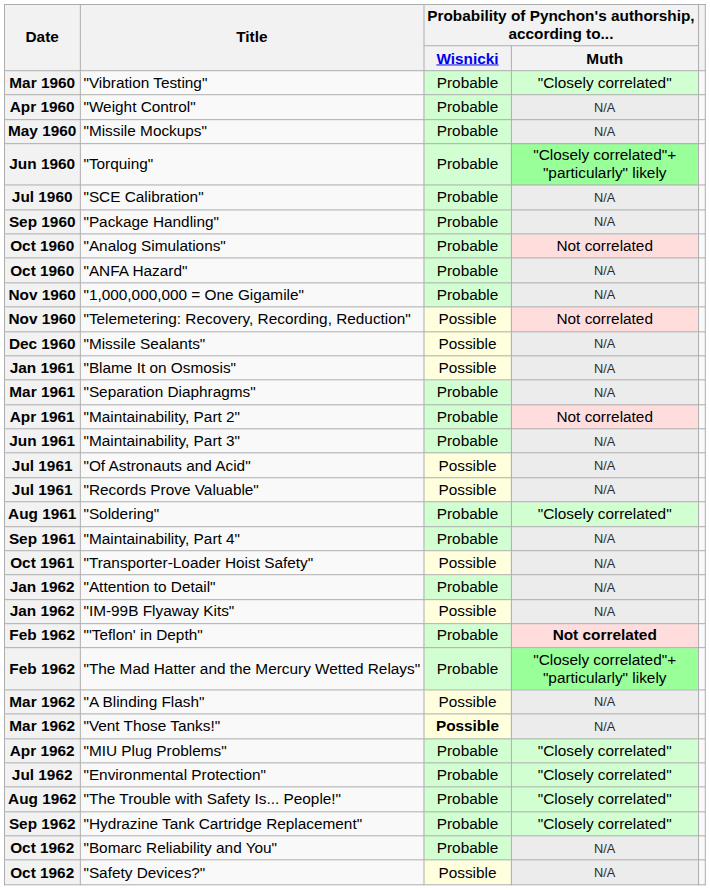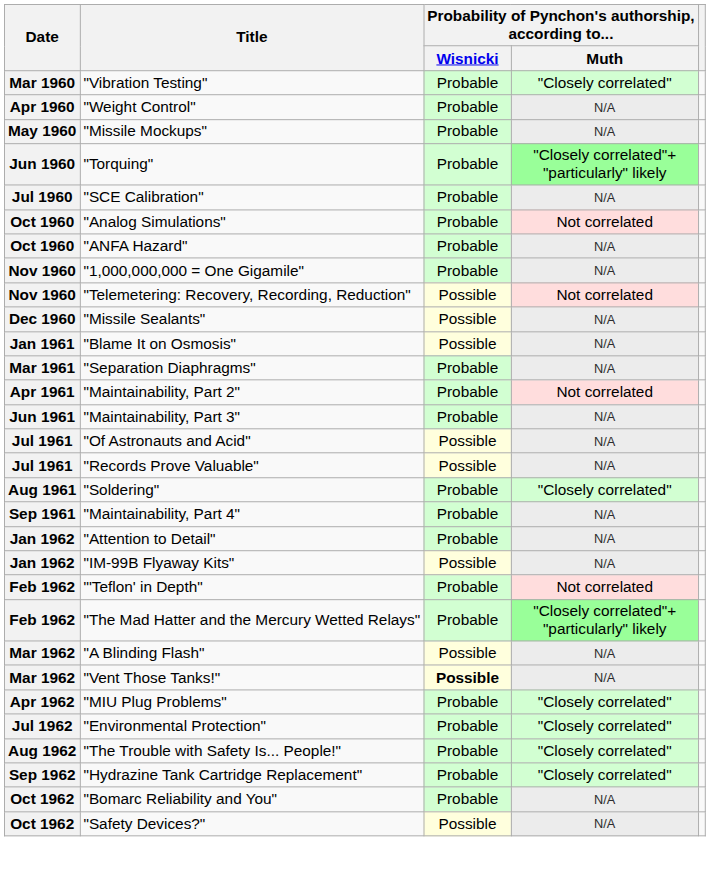- row: (151, 221)
- row: (198, 562)
(605, 635) bold -> (605, 587) normal
